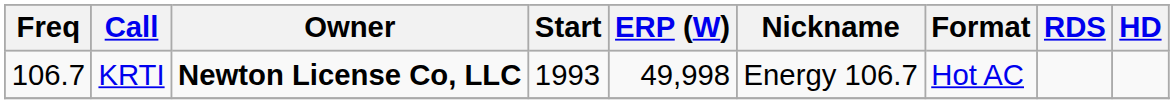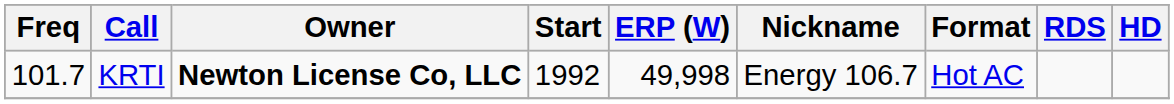(48, 74) 106.7 -> (48, 74) 101.7
(567, 74) 1993 -> (567, 74) 1992
